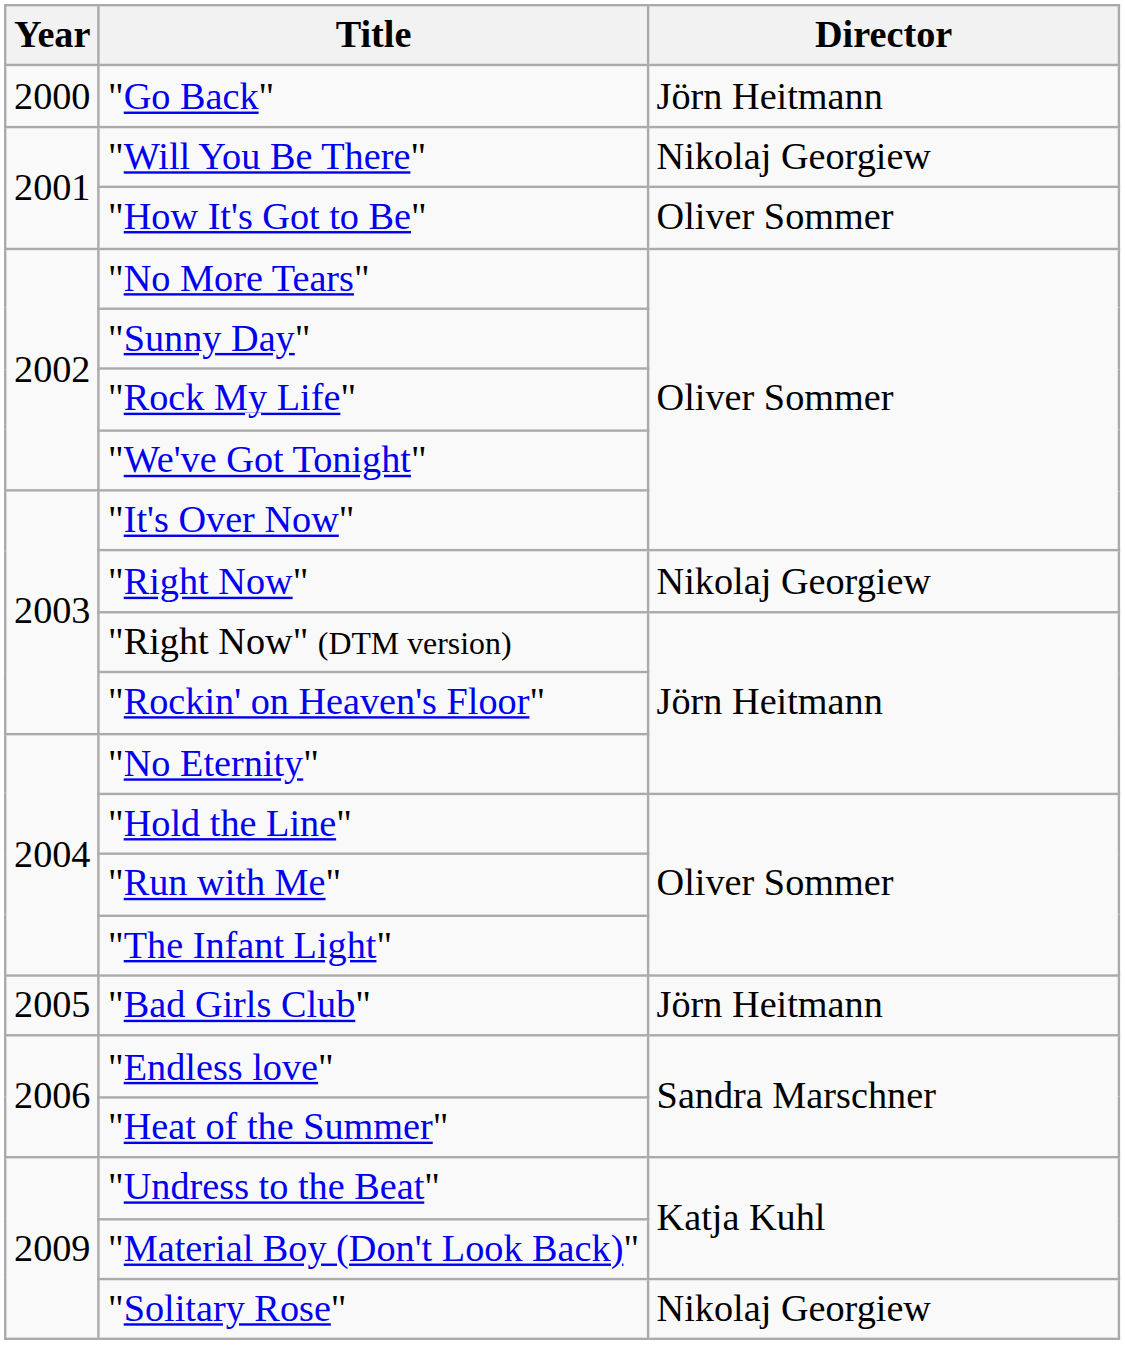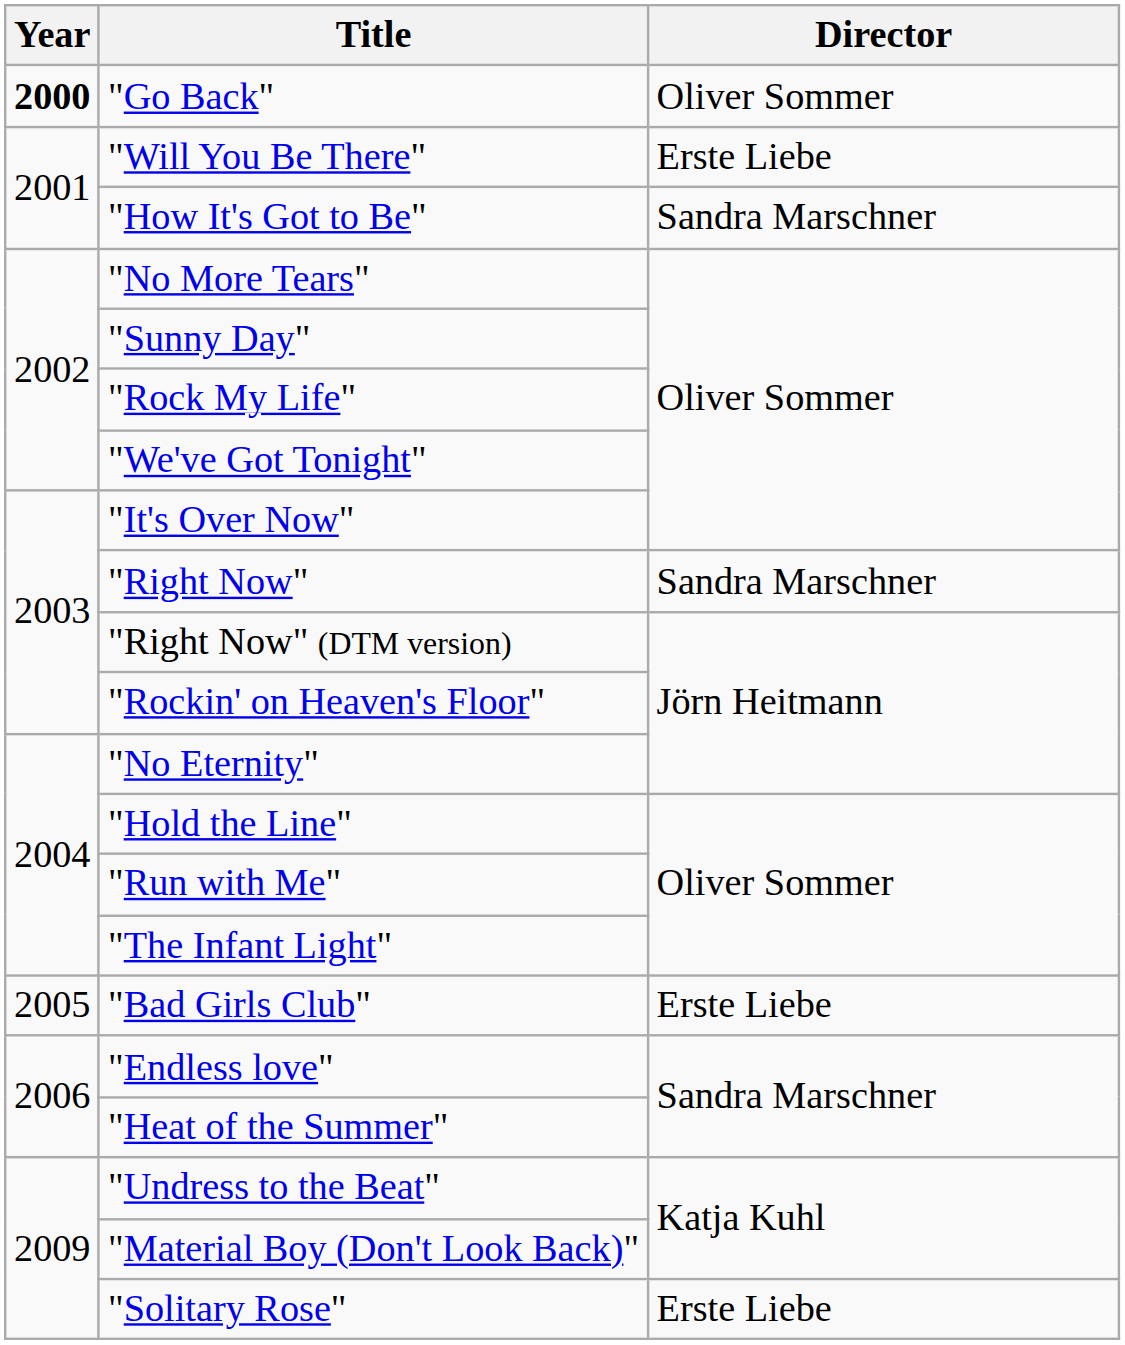(52, 95) normal -> (52, 95) bold
(770, 95) Jörn Heitmann -> (775, 95) Oliver Sommer
(794, 156) Nikolaj Georgiew -> (744, 156) Erste Liebe
(775, 216) Oliver Sommer -> (796, 216) Sandra Marschner
(794, 580) Nikolaj Georgiew -> (796, 580) Sandra Marschner
(770, 1005) Jörn Heitmann -> (744, 1005) Erste Liebe
(794, 1308) Nikolaj Georgiew -> (744, 1308) Erste Liebe
